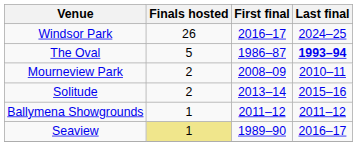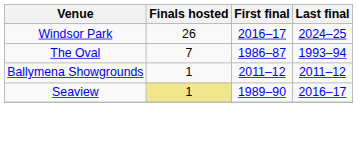(189, 53) 5 -> (189, 53) 7
(322, 53) bold -> (322, 53) normal
- row: (75, 72)
- row: (75, 92)
